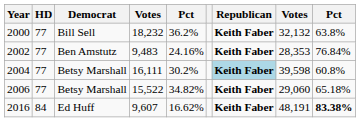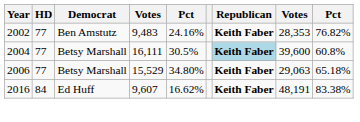- row: (18, 32)
(333, 51) 76.84% -> (333, 32) 76.82%
(183, 70) 30.2% -> (183, 51) 30.5%
(295, 70) 39,598 -> (295, 51) 39,600
(148, 89) 15,522 -> (148, 70) 15,529
(186, 89) 34.82% -> (186, 70) 34.80%
(295, 89) 29,060 -> (295, 70) 29,063
(334, 108) bold -> (333, 89) normal
